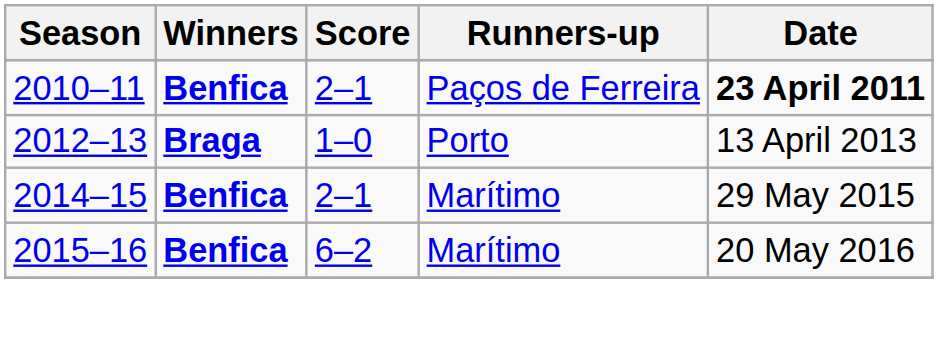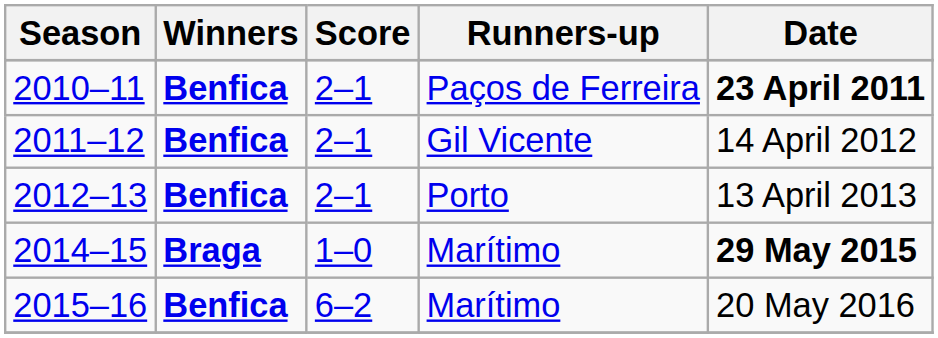+ row: (79, 142)
(212, 142) Braga -> (225, 196) Benfica
(344, 142) 1–0 -> (344, 196) 2–1
(225, 196) Benfica -> (212, 250) Braga
(344, 196) 2–1 -> (344, 250) 1–0
(815, 196) normal -> (816, 250) bold
